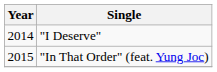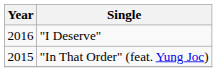(21, 35) 2014 -> (21, 35) 2016
